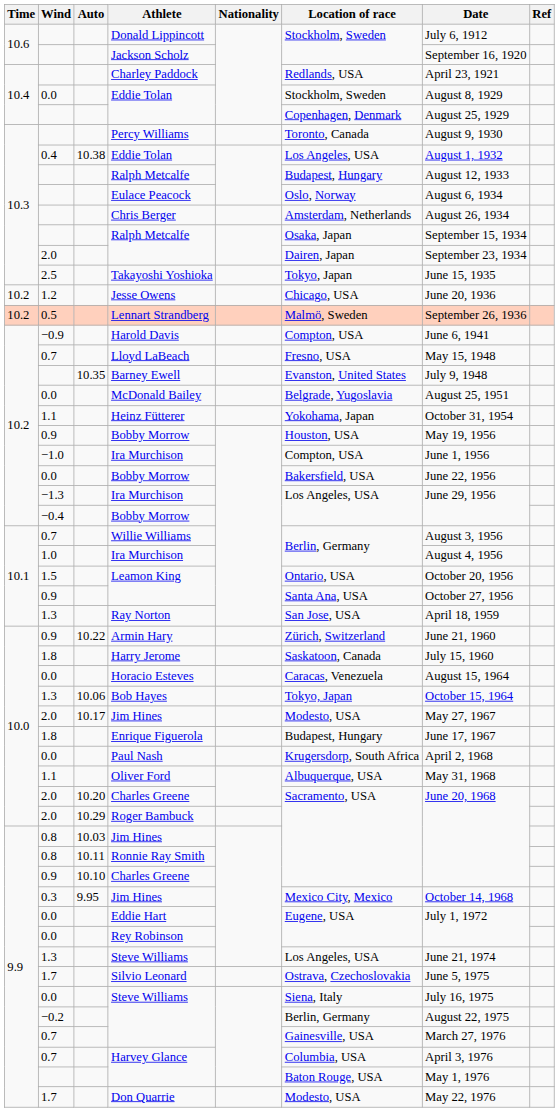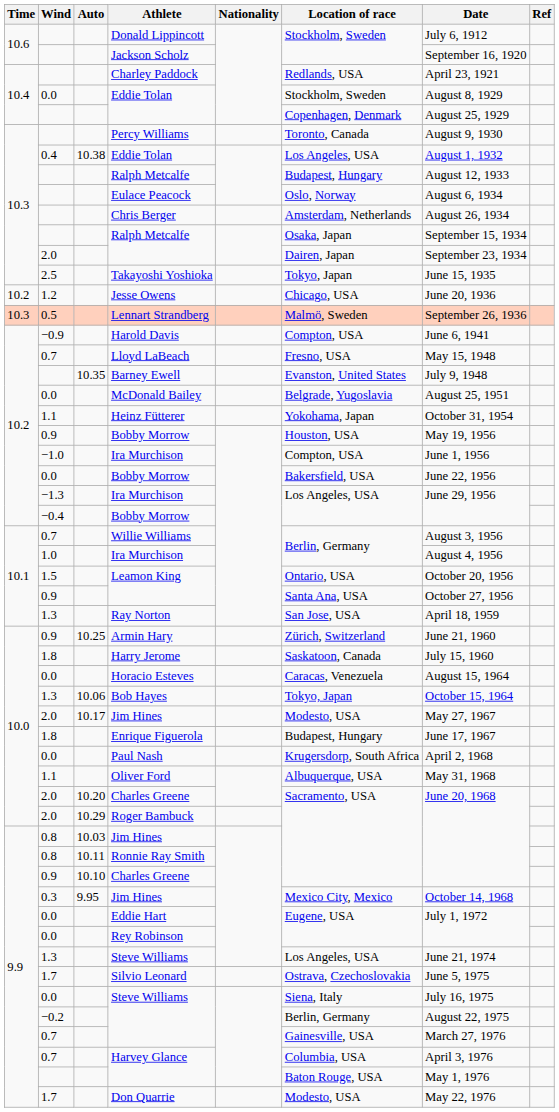(18, 315) 10.2 -> (18, 315) 10.3
(91, 635) 10.22 -> (91, 635) 10.25
